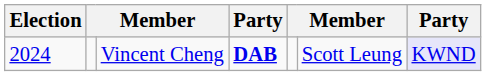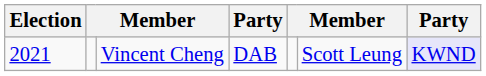(30, 53) 2024 -> (30, 53) 2021
(255, 53) bold -> (255, 53) normal
